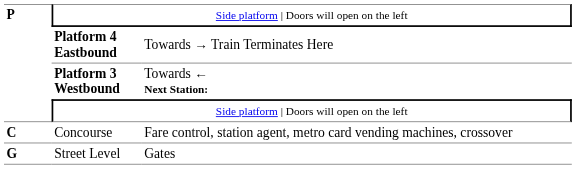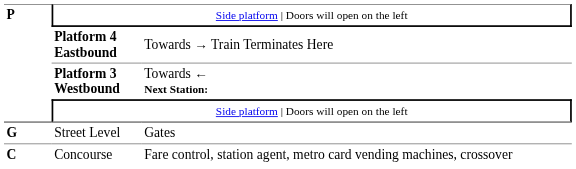rows swapped: (83, 132) <-> (87, 153)
